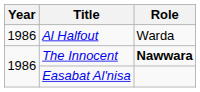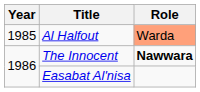(22, 35) 1986 -> (22, 35) 1985
(155, 35) no background -> (155, 35) lightsalmon background
